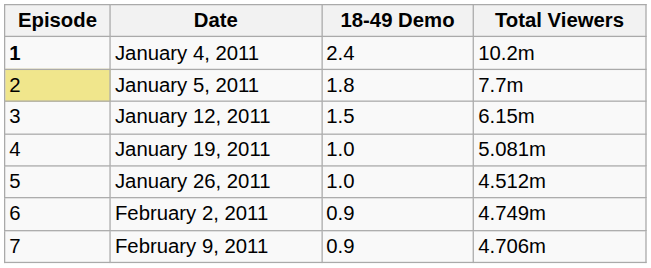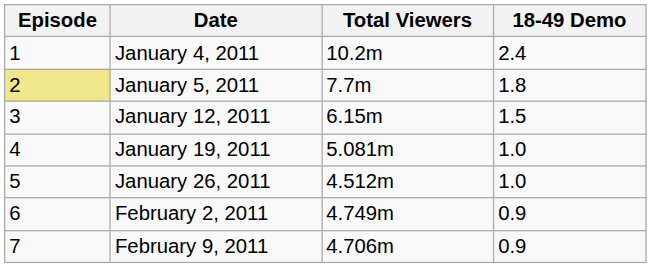columns swapped: (559, 20) <-> (398, 20)
(15, 52) bold -> (15, 52) normal
